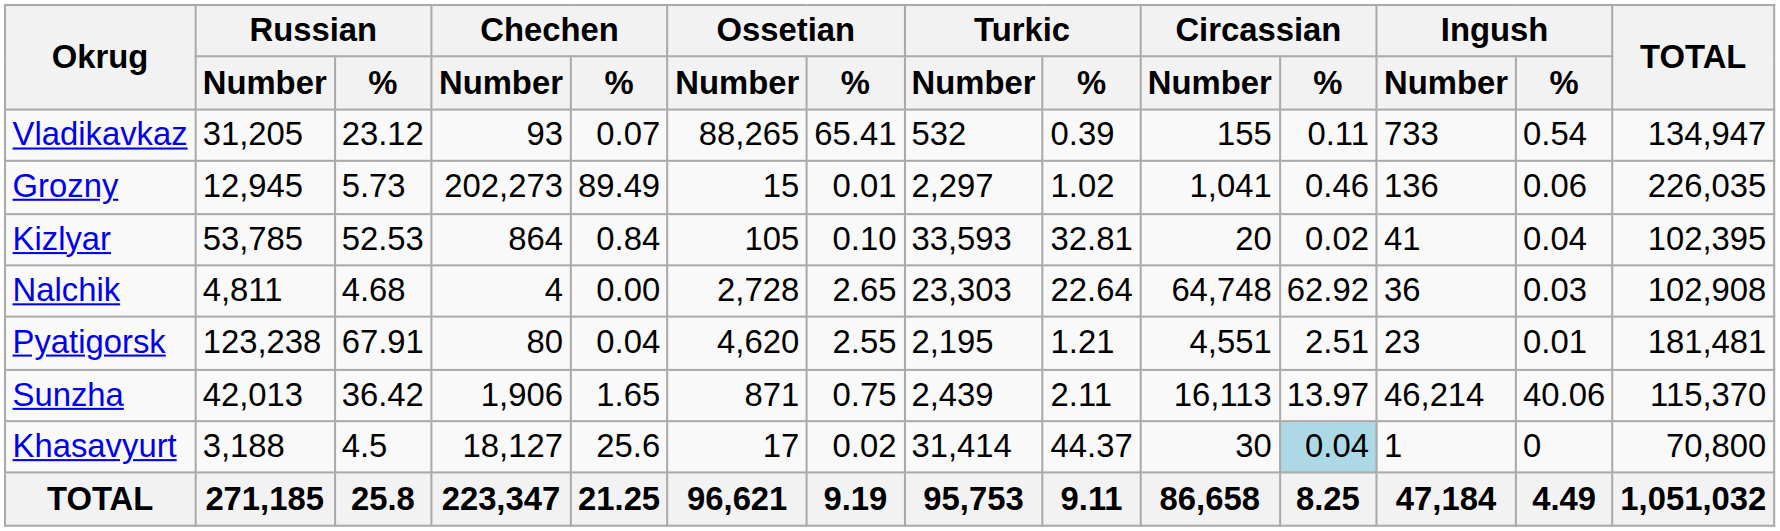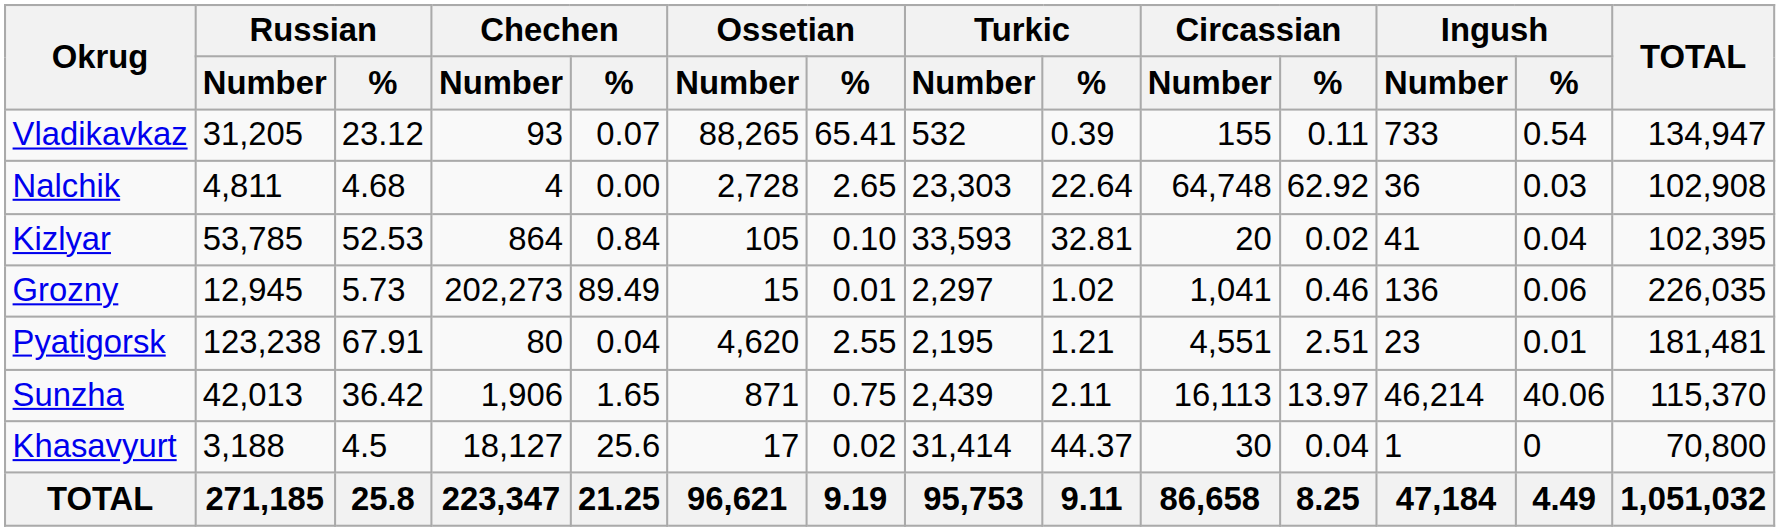rows swapped: (65, 186) <-> (66, 290)
(1337, 446) lightblue background -> (1337, 446) no background
